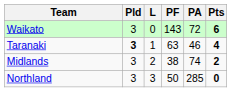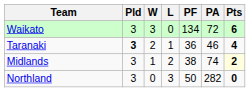+ column: (153, 12)
(173, 29) 143 -> (191, 29) 134
(173, 45) 63 -> (191, 45) 36
(216, 62) no background -> (234, 62) lightyellow background
(195, 78) 285 -> (213, 78) 282
